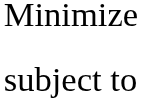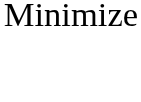- row: (70, 79)
